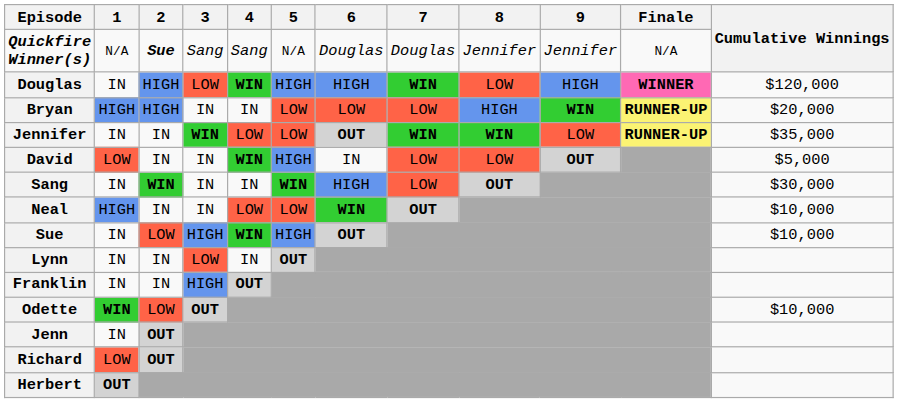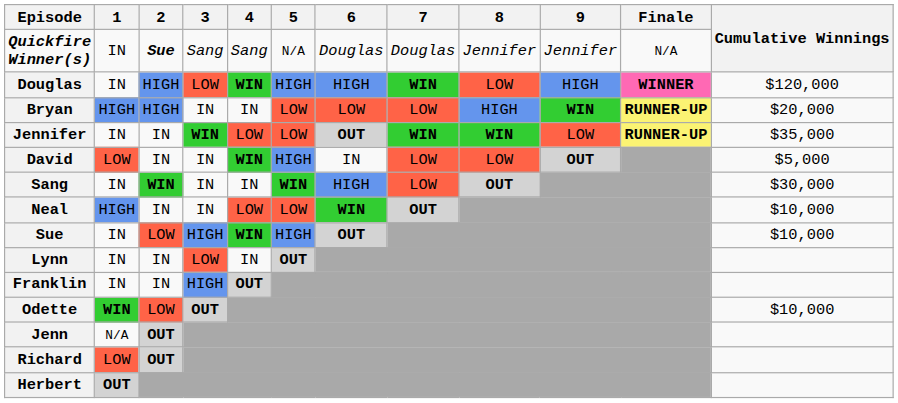(117, 51) N/A -> (117, 51) IN
(117, 335) IN -> (117, 335) N/A
